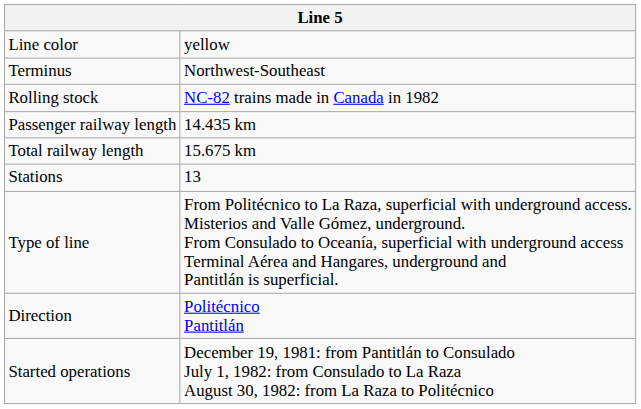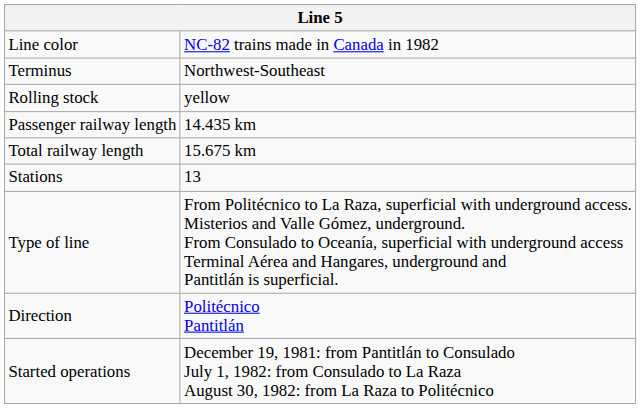(207, 44) yellow -> (311, 44) NC-82 trains made in Canada in 1982
(311, 97) NC-82 trains made in Canada in 1982 -> (207, 97) yellow
